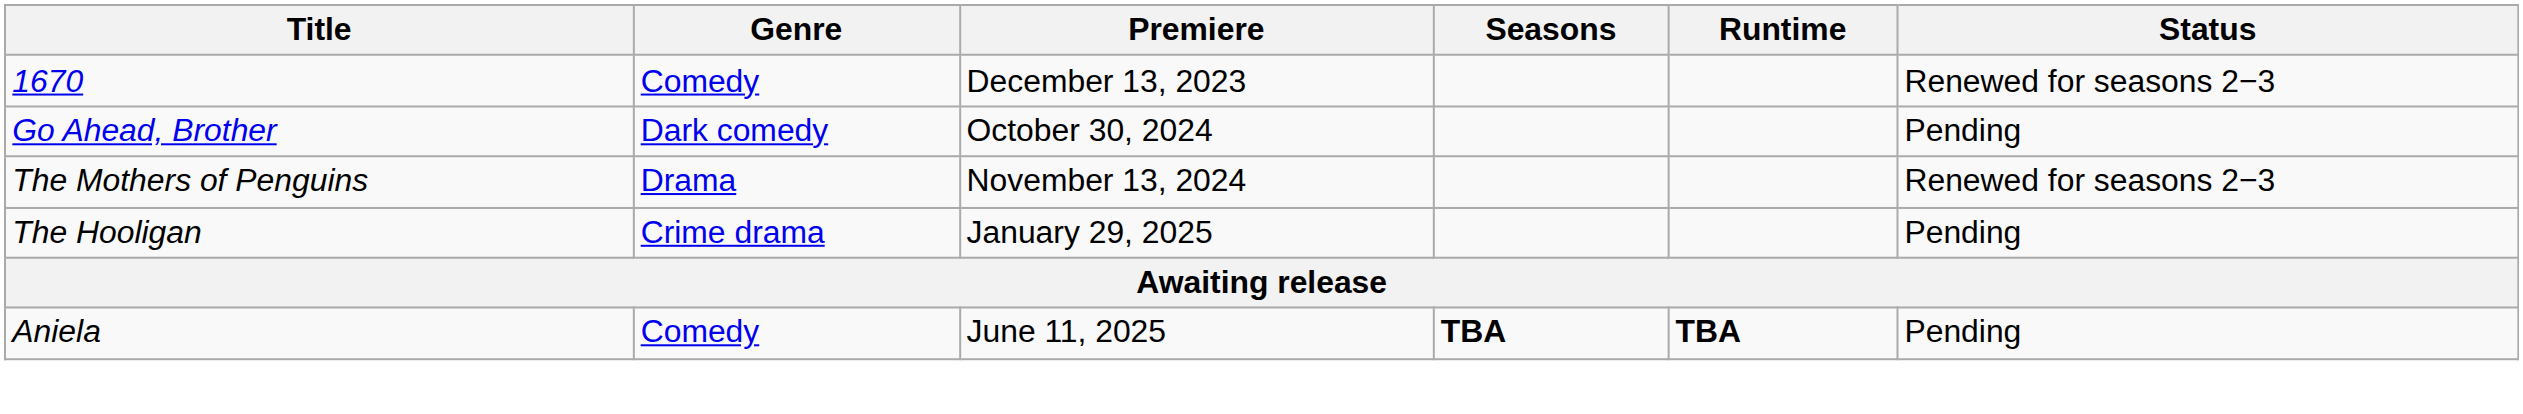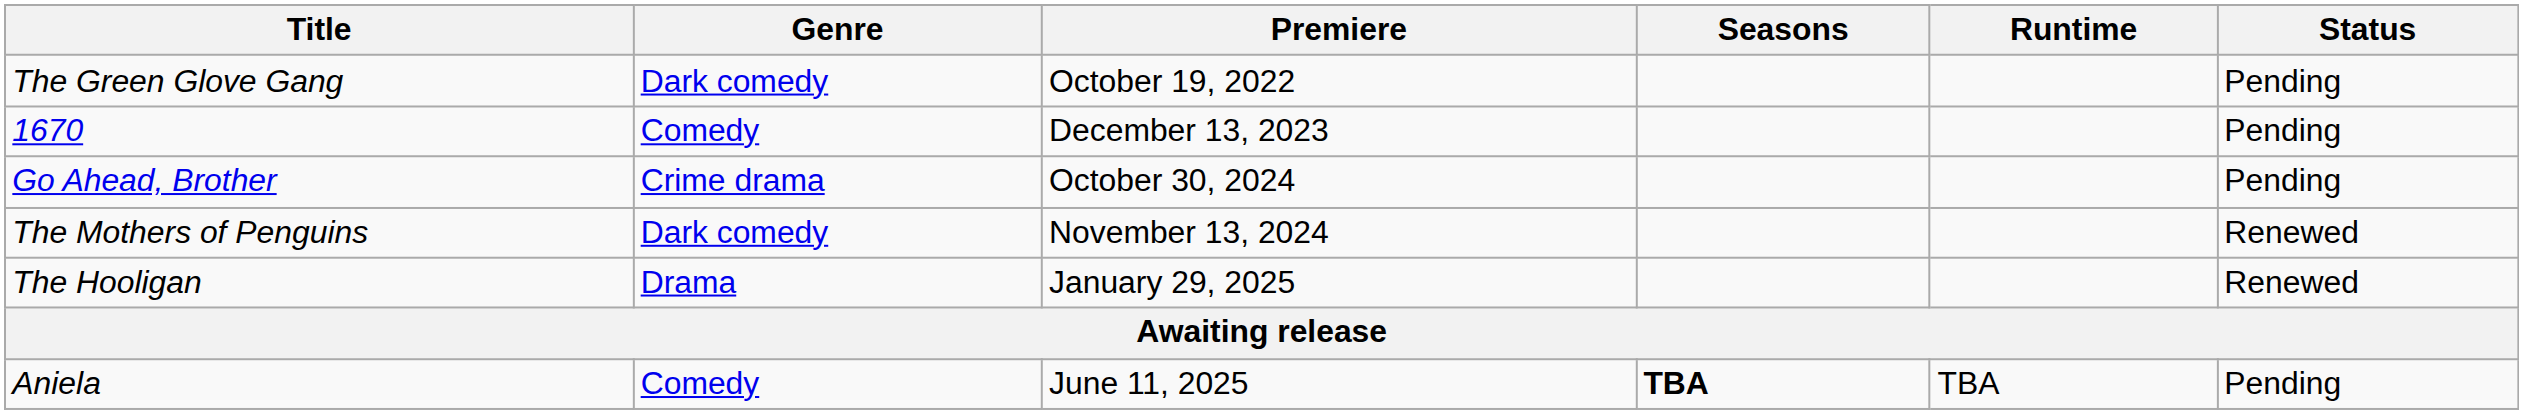+ row: (178, 80)
(2090, 80) Renewed for seasons 2−3 -> (2283, 130) Pending
(734, 130) Dark comedy -> (733, 181) Crime drama
(688, 181) Drama -> (734, 231) Dark comedy
(2090, 181) Renewed for seasons 2−3 -> (2292, 231) Renewed
(733, 231) Crime drama -> (688, 282) Drama
(1963, 231) Pending -> (2292, 282) Renewed
(1708, 332) bold -> (1968, 383) normal
